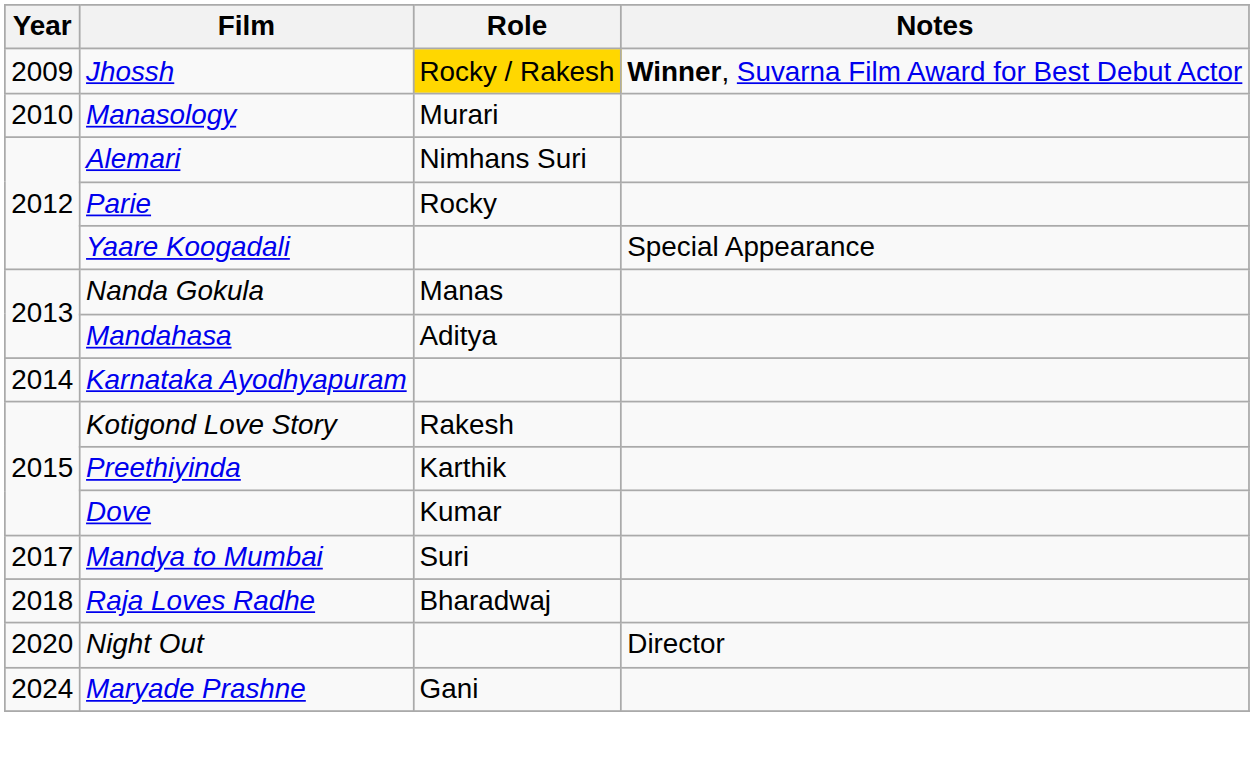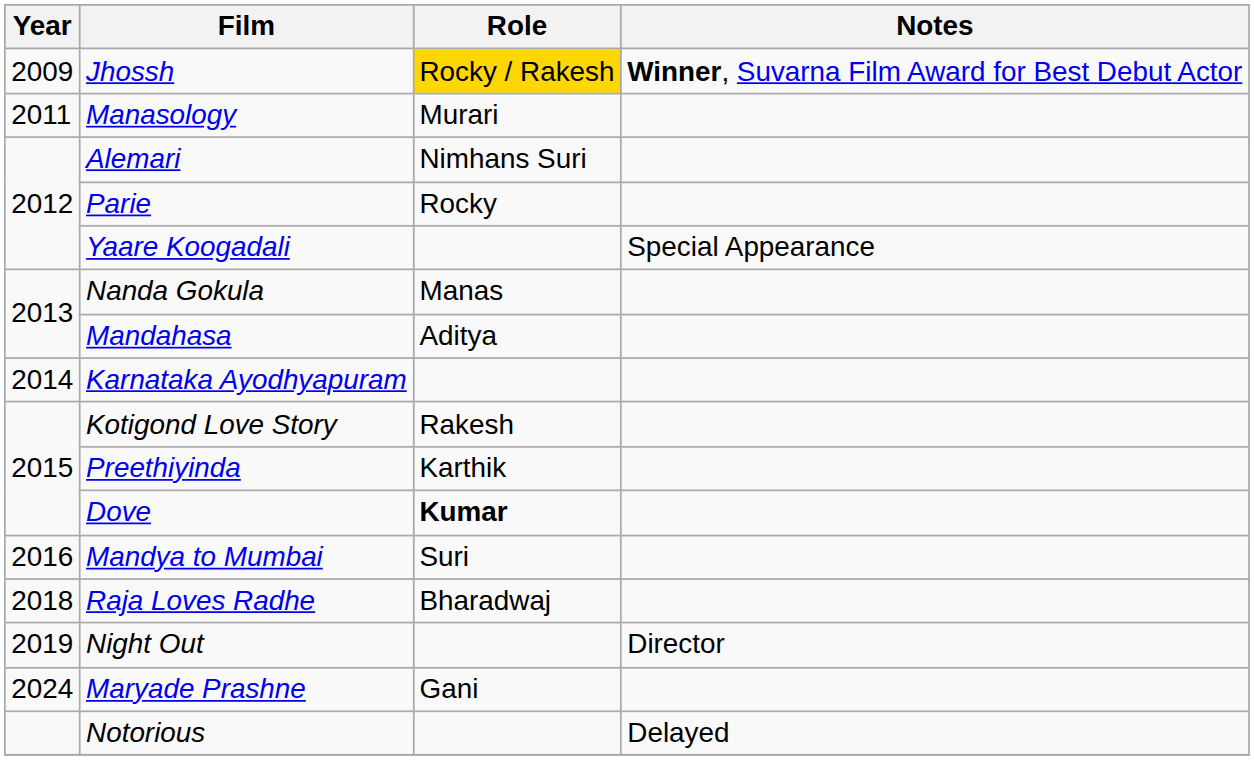(42, 114) 2010 -> (41, 114) 2011
(461, 512) normal -> (464, 512) bold
(42, 556) 2017 -> (42, 556) 2016
(42, 644) 2020 -> (42, 644) 2019
+ row: (146, 733)
